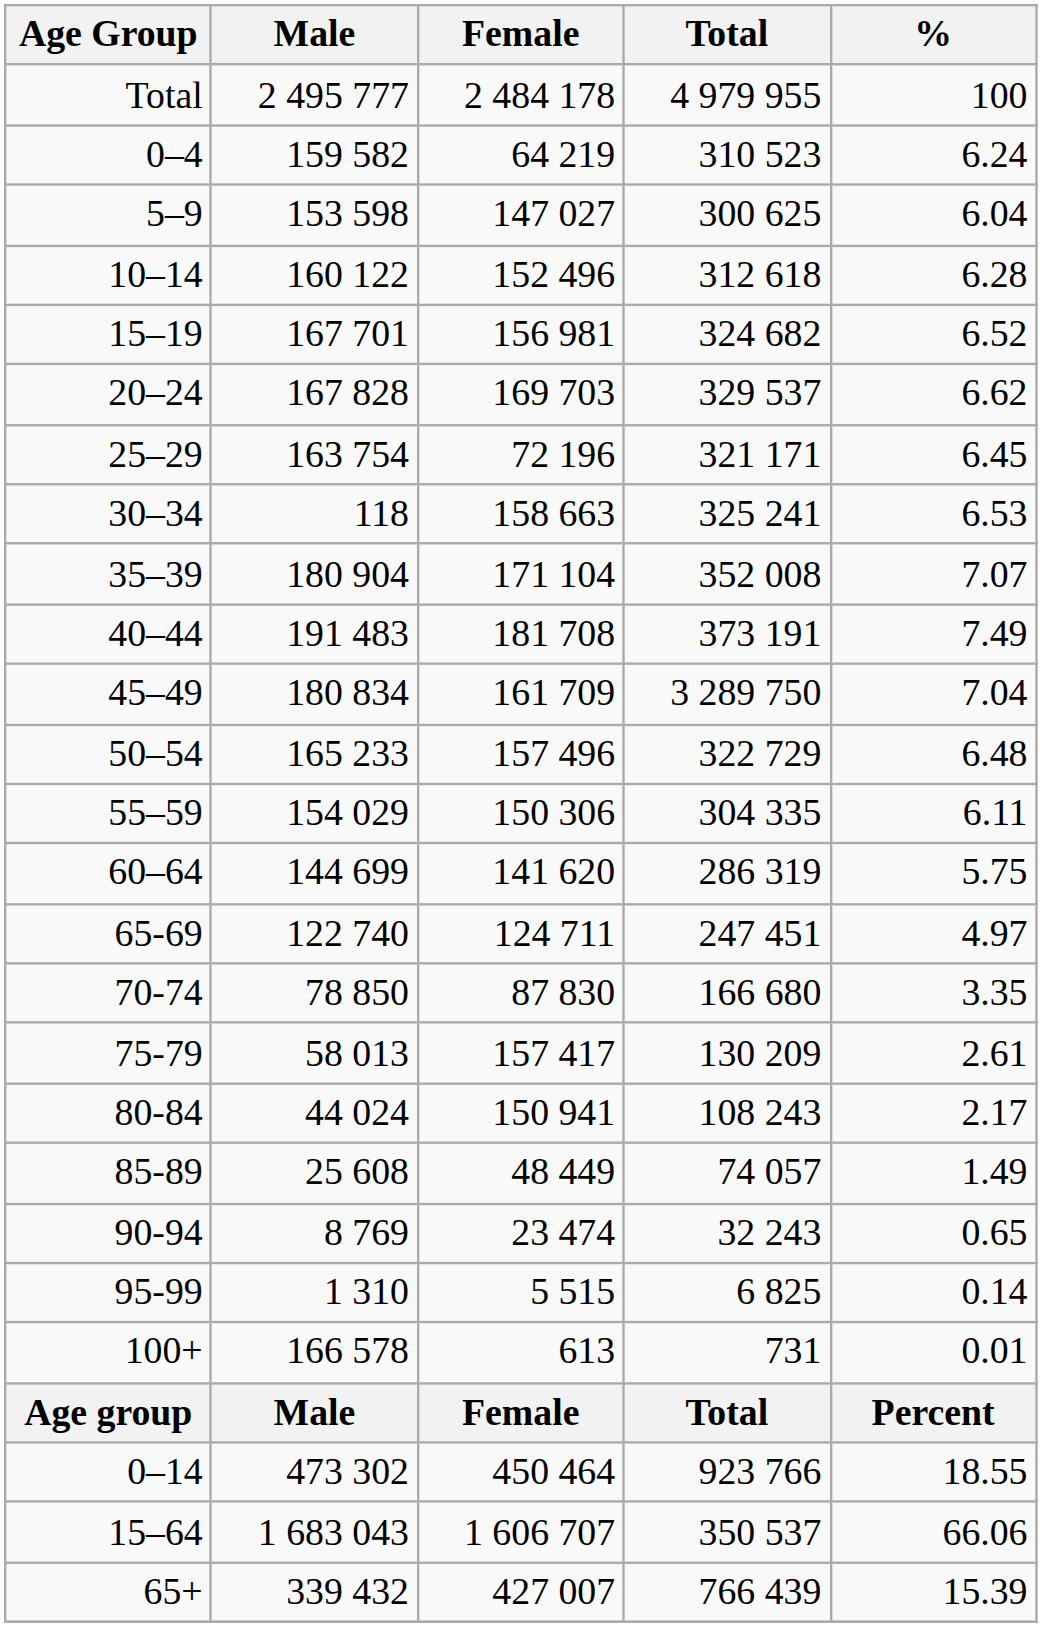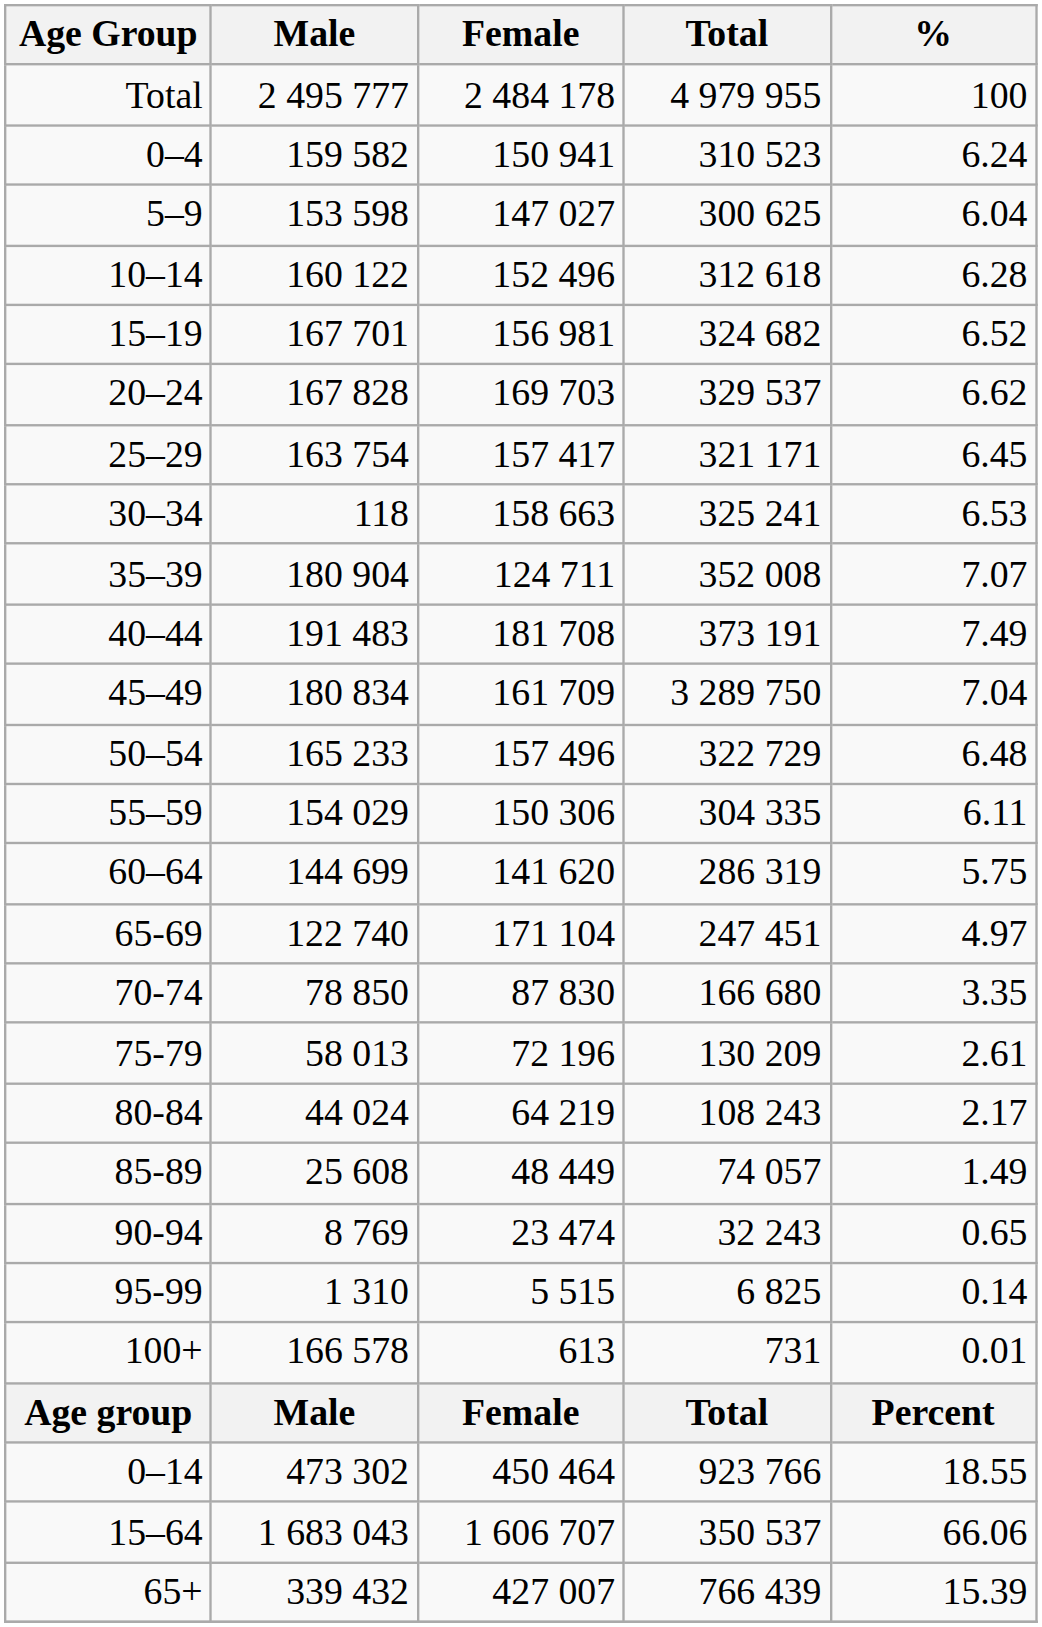(563, 154) 64 219 -> (554, 154) 150 941
(563, 453) 72 196 -> (554, 453) 157 417
(554, 573) 171 104 -> (554, 573) 124 711
(554, 932) 124 711 -> (554, 932) 171 104
(554, 1052) 157 417 -> (563, 1052) 72 196
(554, 1112) 150 941 -> (563, 1112) 64 219
